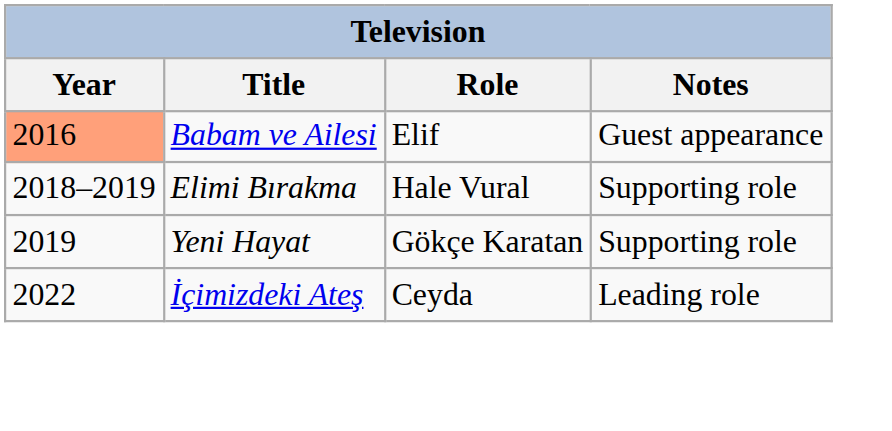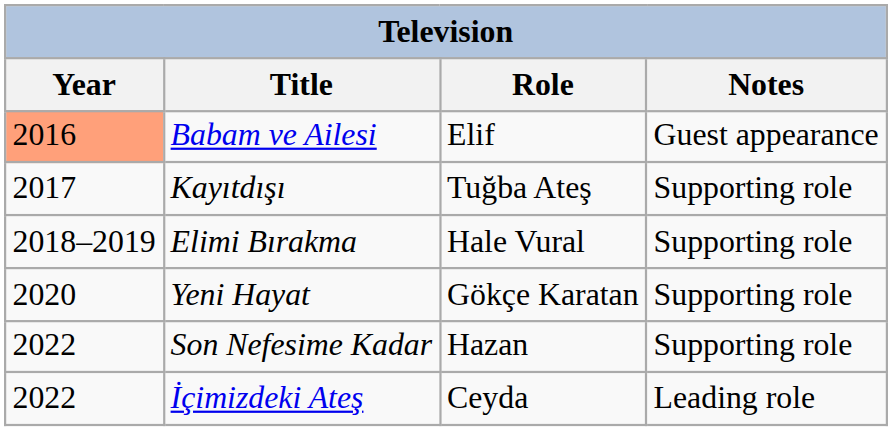+ row: (228, 188)
(44, 241) 2019 -> (44, 293) 2020
+ row: (301, 346)
